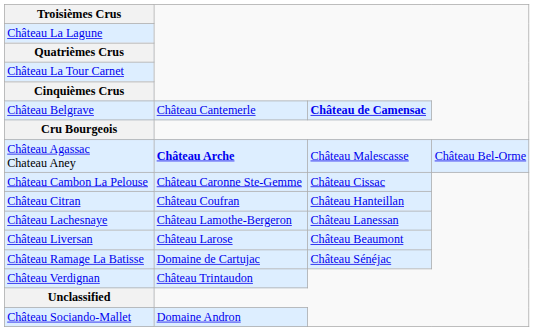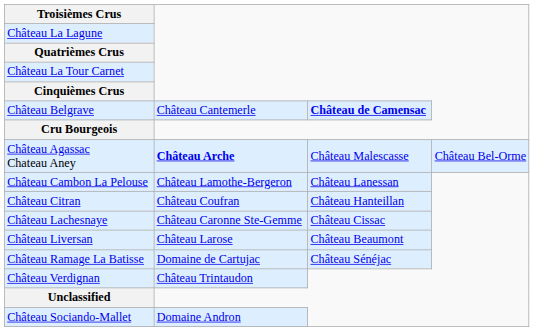(231, 182) Château Caronne Ste-Gemme -> (224, 182) Château Lamothe-Bergeron
(348, 182) Château Cissac -> (355, 182) Château Lanessan
(224, 220) Château Lamothe-Bergeron -> (231, 220) Château Caronne Ste-Gemme
(355, 220) Château Lanessan -> (348, 220) Château Cissac
